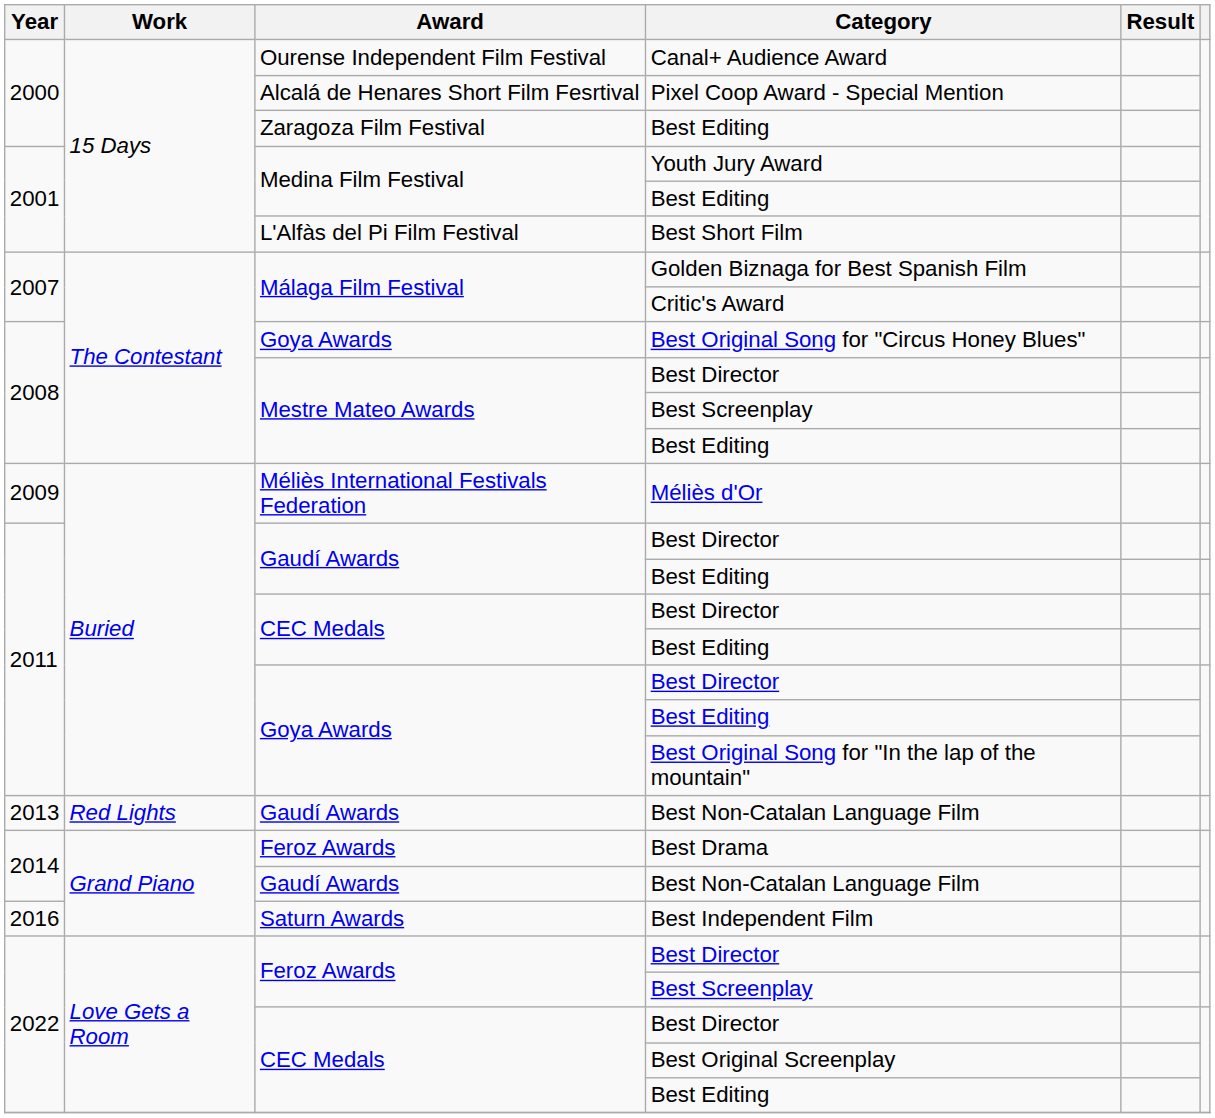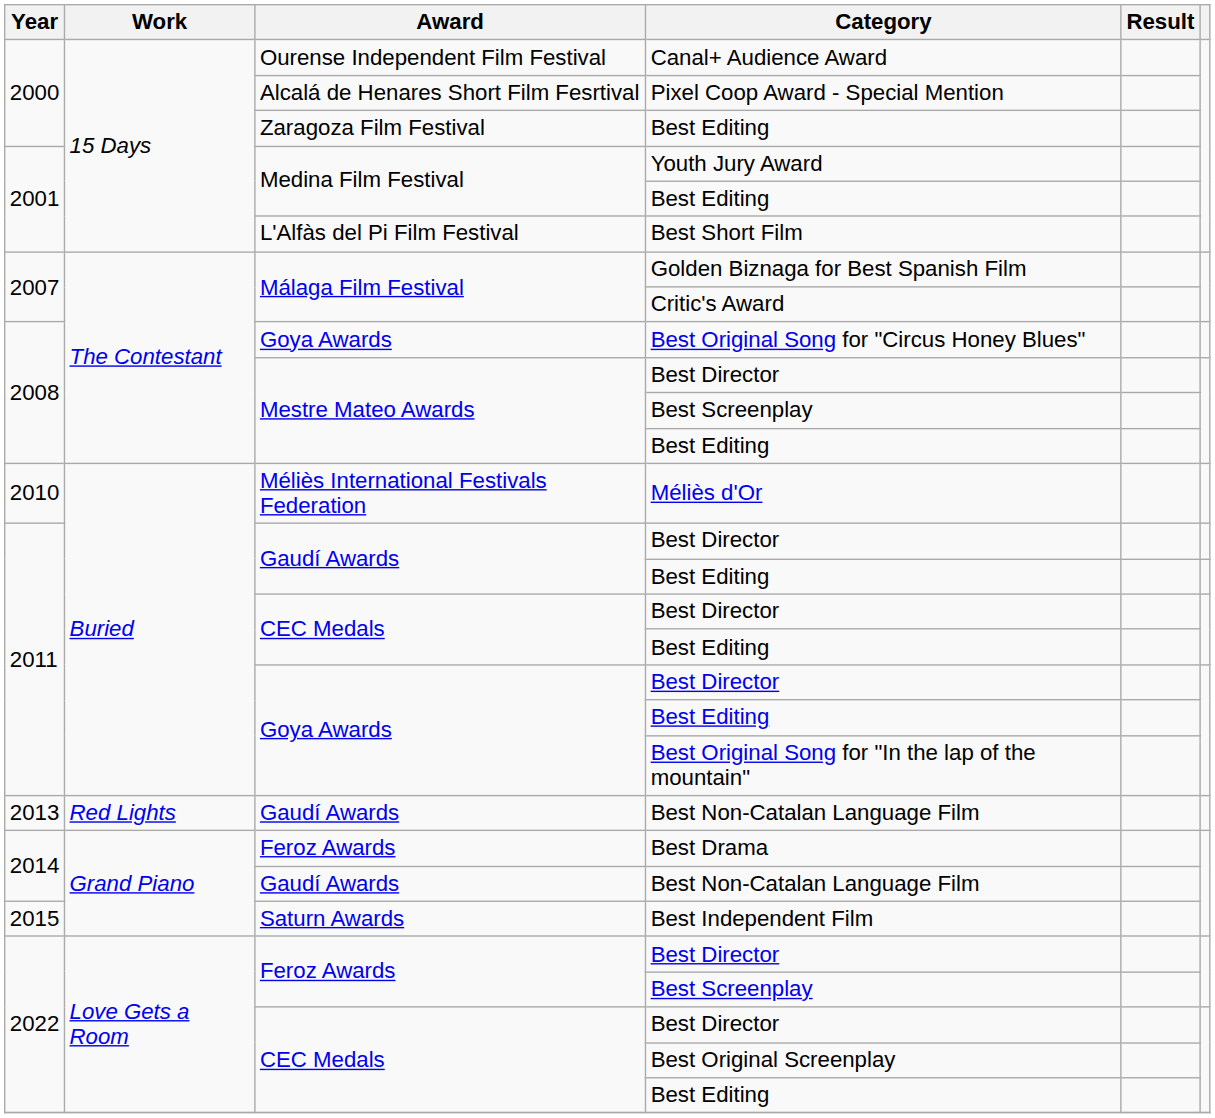(35, 493) 2009 -> (35, 493) 2010
(35, 918) 2016 -> (35, 918) 2015
